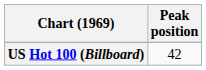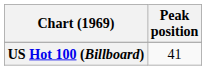(175, 53) 42 -> (175, 53) 41
